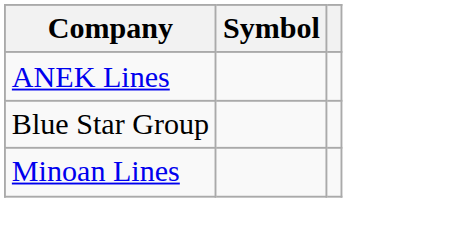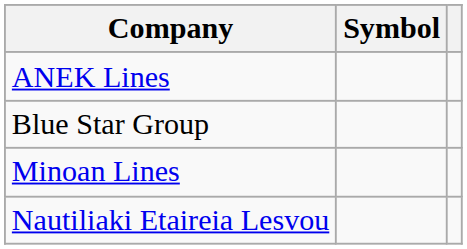+ row: (171, 219)
